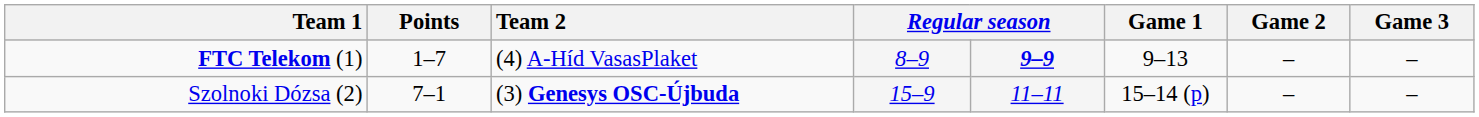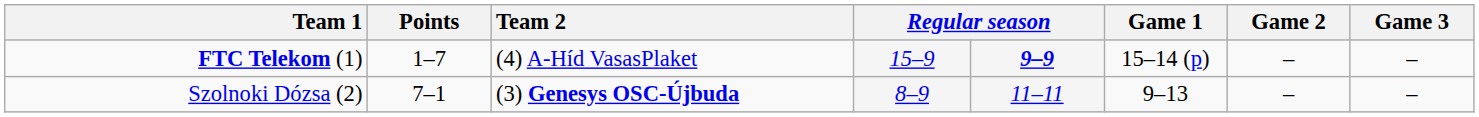(912, 58) 8–9 -> (912, 58) 15–9
(1165, 58) 9–13 -> (1165, 58) 15–14 (p)
(912, 93) 15–9 -> (912, 93) 8–9
(1165, 93) 15–14 (p) -> (1165, 93) 9–13
